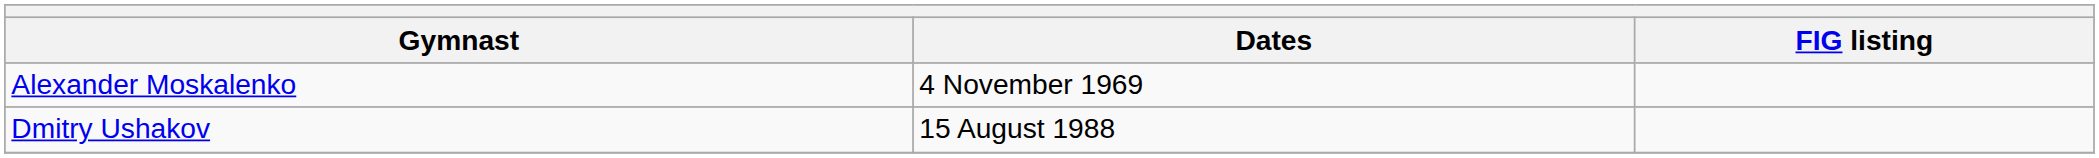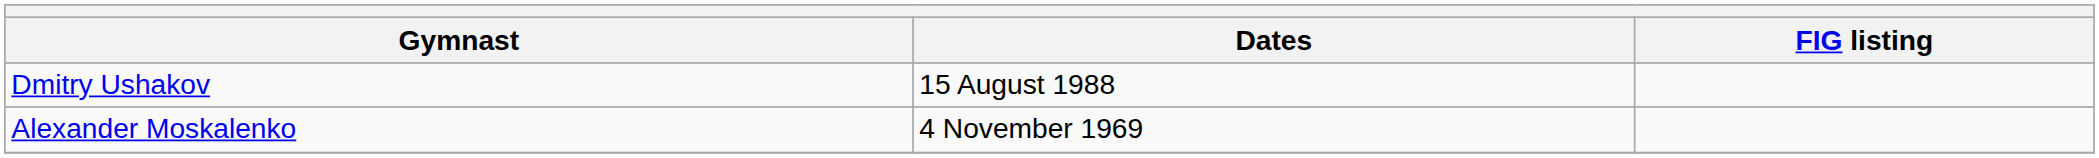rows swapped: (154, 84) <-> (111, 129)
